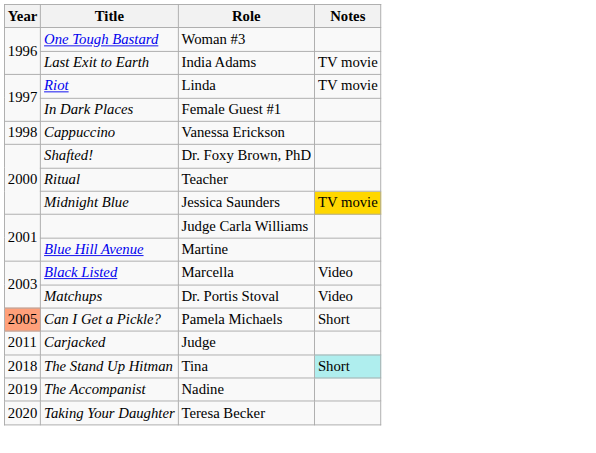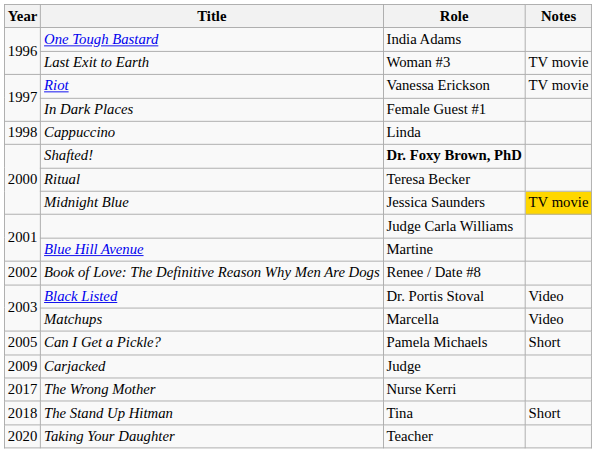(213, 39) Woman #3 -> (424, 39) India Adams
(219, 62) India Adams -> (418, 62) Woman #3
(199, 86) Linda -> (438, 86) Vanessa Erickson
(233, 132) Vanessa Erickson -> (404, 132) Linda
(246, 156) normal -> (454, 156) bold
(205, 179) Teacher -> (428, 179) Teresa Becker
+ row: (212, 272)
(208, 272) Marcella -> (435, 296) Dr. Portis Stoval
(230, 296) Dr. Portis Stoval -> (413, 319) Marcella
(23, 319) lightsalmon background -> (23, 343) no background
(22, 343) 2011 -> (23, 366) 2009
+ row: (100, 389)
(334, 366) paleturquoise background -> (545, 413) no background
- row: (95, 389)
(223, 413) Teresa Becker -> (410, 436) Teacher
